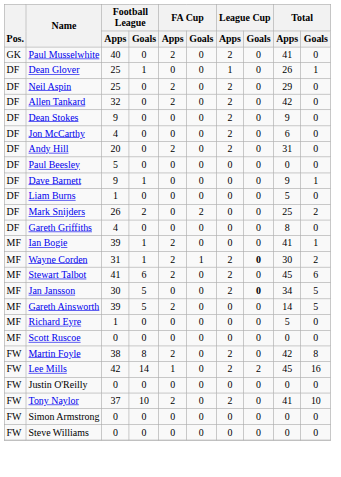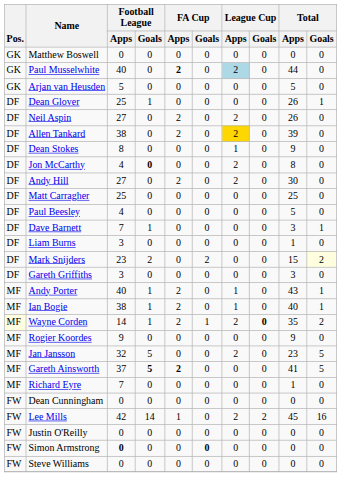+ row: (64, 54)
(173, 54) normal -> (178, 70) bold
(230, 54) no background -> (236, 70) lightblue background
(287, 54) 41 -> (293, 70) 44
+ row: (67, 86)
(230, 70) 1 -> (236, 102) 0
(115, 86) 25 -> (121, 117) 27
(287, 86) 29 -> (293, 117) 26
(115, 102) 32 -> (121, 133) 38
(230, 102) no background -> (236, 133) gold background
(287, 102) 42 -> (293, 133) 39
(115, 117) 9 -> (121, 149) 8
(230, 117) 2 -> (236, 149) 1
(144, 133) normal -> (150, 165) bold
(287, 133) 6 -> (293, 165) 8
(115, 149) 20 -> (121, 180) 27
(287, 149) 31 -> (293, 180) 30
+ row: (59, 196)
(115, 165) 5 -> (121, 212) 4
(287, 165) 0 -> (293, 212) 5
(115, 180) 9 -> (121, 228) 7
(287, 180) 9 -> (293, 228) 3
(115, 196) 1 -> (121, 243) 3
(287, 196) 5 -> (293, 243) 1
(115, 212) 26 -> (121, 259) 23
(287, 212) 25 -> (293, 259) 15
(316, 212) no background -> (322, 259) lightyellow background
(115, 228) 4 -> (121, 275) 3
(287, 228) 8 -> (293, 275) 3
+ row: (53, 290)
(115, 243) 39 -> (121, 306) 38
(230, 243) 0 -> (236, 306) 1
(287, 243) 41 -> (293, 306) 40
(14, 259) no background -> (14, 322) lightyellow background
(115, 259) 31 -> (121, 322) 14
(287, 259) 30 -> (293, 322) 35
- row: (57, 275)
+ row: (60, 338)
(115, 290) 30 -> (121, 353) 32
(259, 290) bold -> (264, 353) normal
(287, 290) 34 -> (293, 353) 23
(115, 306) 39 -> (121, 369) 37
(144, 306) normal -> (150, 369) bold
(173, 306) normal -> (178, 369) bold
(287, 306) 14 -> (293, 369) 41
(115, 322) 1 -> (121, 385) 7
(287, 322) 5 -> (293, 385) 1
- row: (55, 338)
+ row: (66, 401)
- row: (55, 353)
- row: (54, 401)
(115, 416) normal -> (121, 448) bold
(201, 416) normal -> (207, 448) bold
